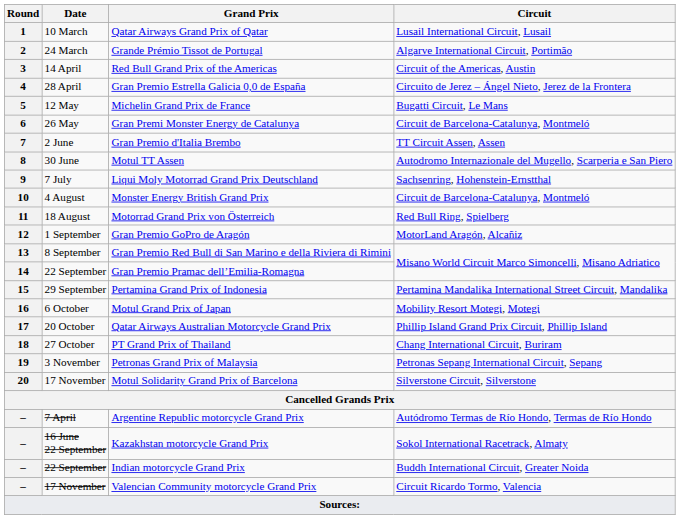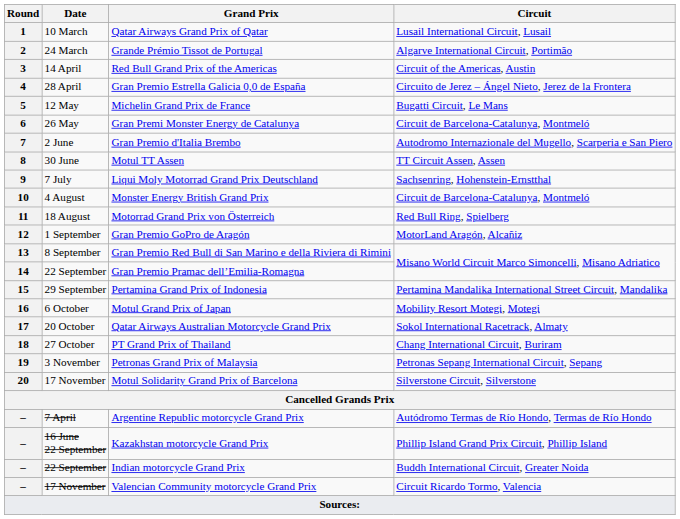(451, 142) TT Circuit Assen, Assen -> (534, 142) Autodromo Internazionale del Mugello, Scarperia e San Piero
(534, 160) Autodromo Internazionale del Mugello, Scarperia e San Piero -> (451, 160) TT Circuit Assen, Assen
(502, 326) Phillip Island Grand Prix Circuit, Phillip Island -> (482, 326) Sokol International Racetrack, Almaty
(482, 443) Sokol International Racetrack, Almaty -> (502, 443) Phillip Island Grand Prix Circuit, Phillip Island
